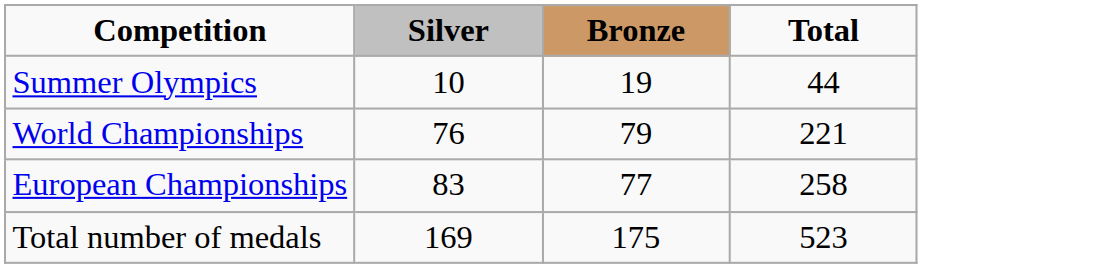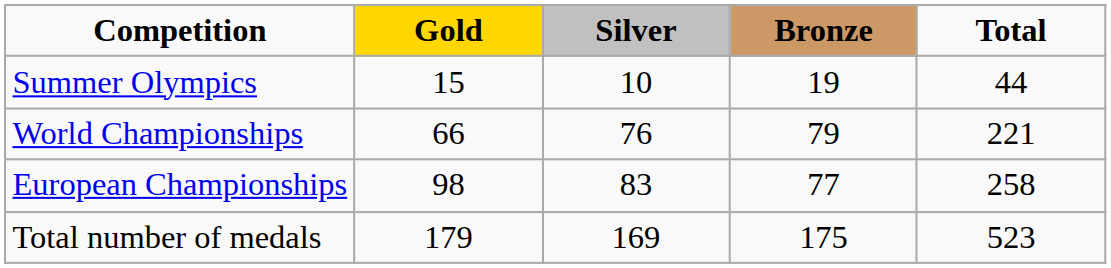+ column: (448, 30)
